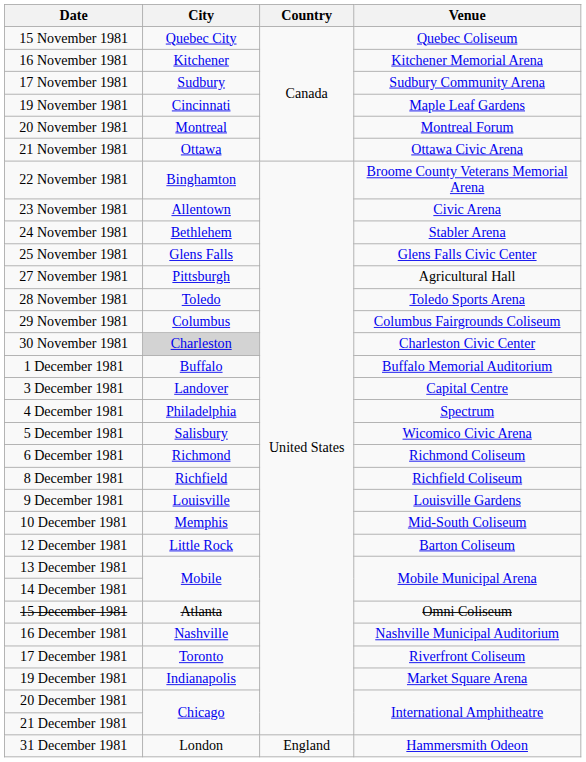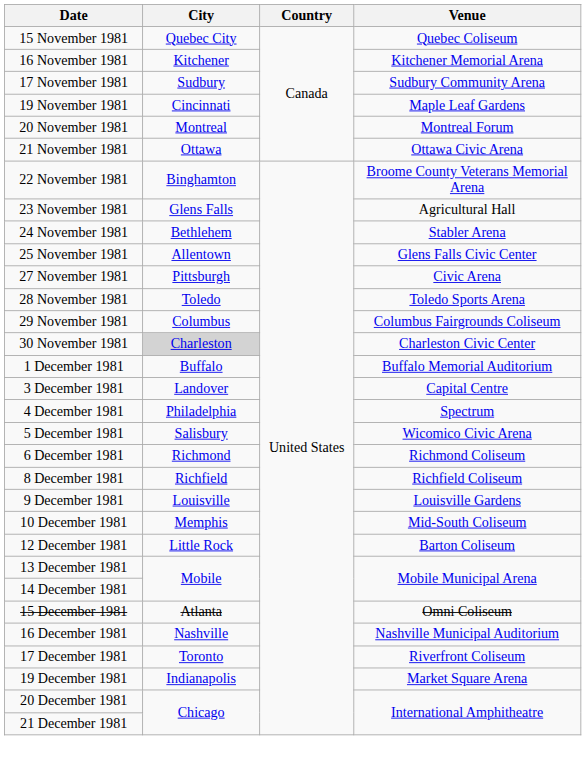(201, 210) Allentown -> (201, 210) Glens Falls
(467, 210) Civic Arena -> (467, 210) Agricultural Hall
(201, 254) Glens Falls -> (201, 254) Allentown
(467, 277) Agricultural Hall -> (467, 277) Civic Arena
- row: (74, 746)
